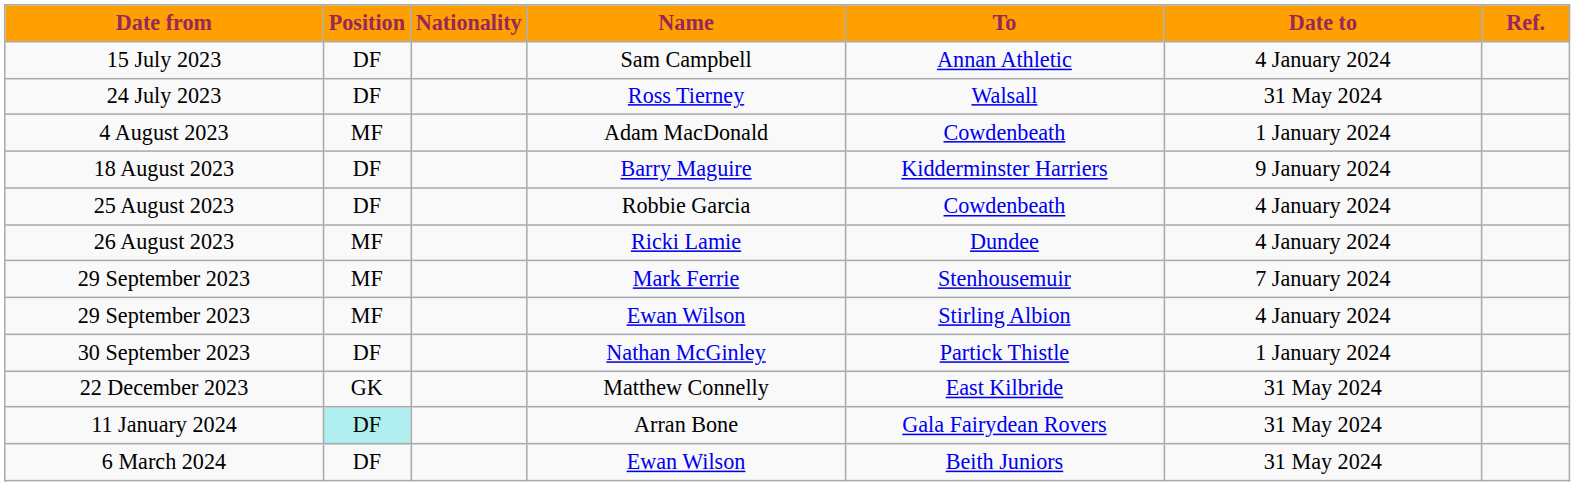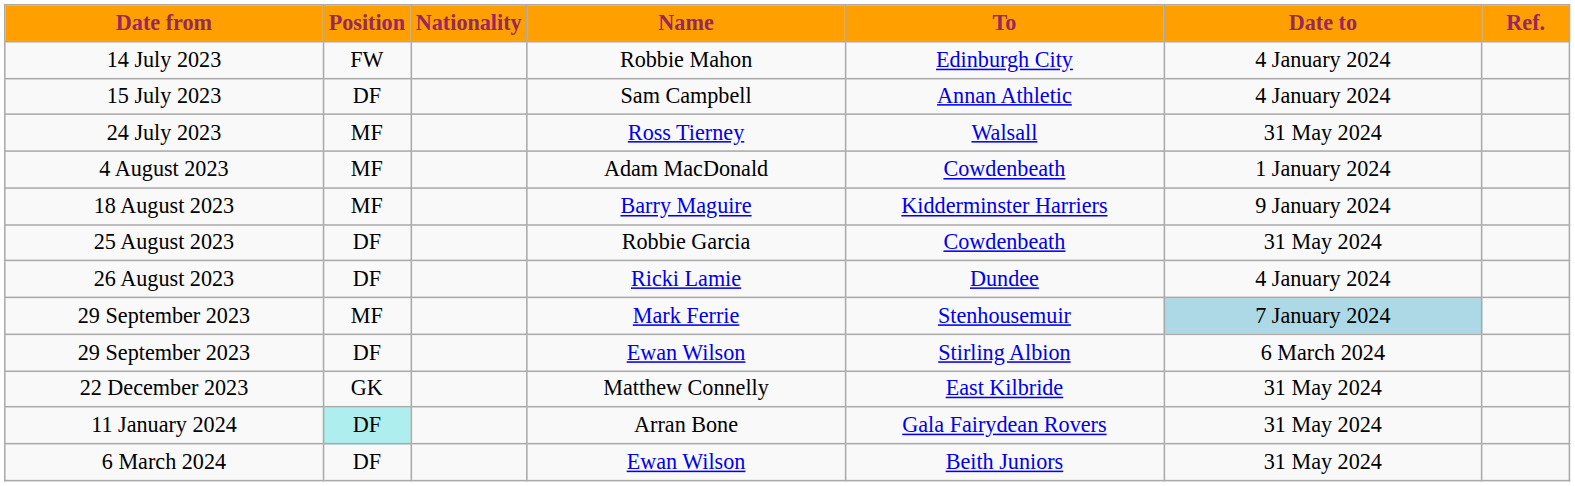+ row: (164, 59)
(367, 96) DF -> (367, 132) MF
(367, 169) DF -> (367, 206) MF
(1323, 206) 4 January 2024 -> (1323, 242) 31 May 2024
(367, 242) MF -> (367, 279) DF
(1323, 279) no background -> (1323, 315) lightblue background
(367, 315) MF -> (367, 352) DF
(1323, 315) 4 January 2024 -> (1323, 352) 6 March 2024
- row: (164, 352)
